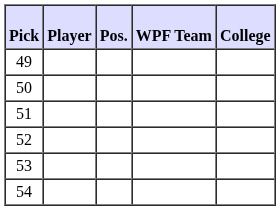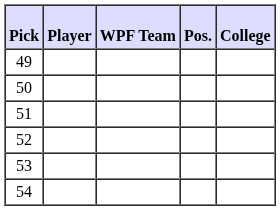columns swapped: (114, 36) <-> (174, 36)
